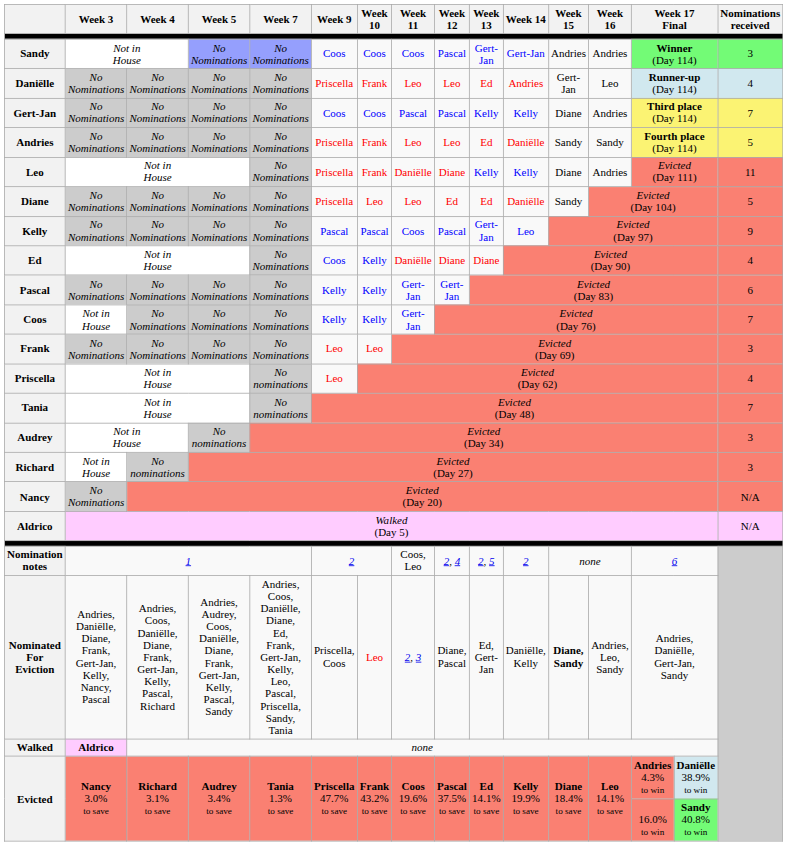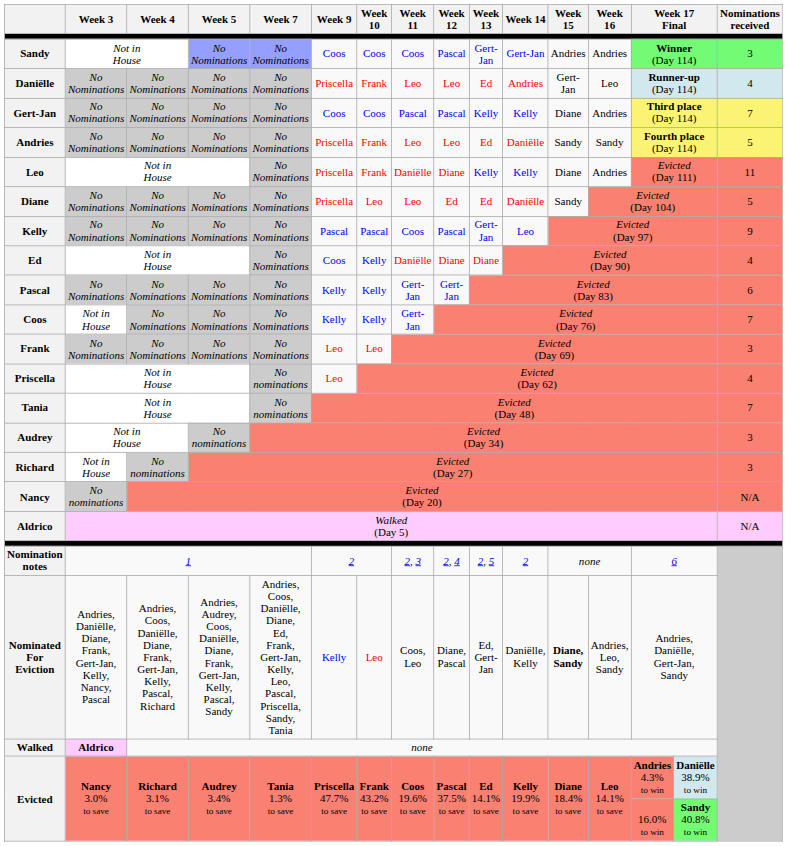(96, 496) No Nominations -> (96, 496) No nominations
(413, 560) Coos, Leo -> (413, 560) 2, 3
(334, 657) Priscella, Coos -> (334, 657) Kelly
(413, 657) 2, 3 -> (413, 657) Coos, Leo
